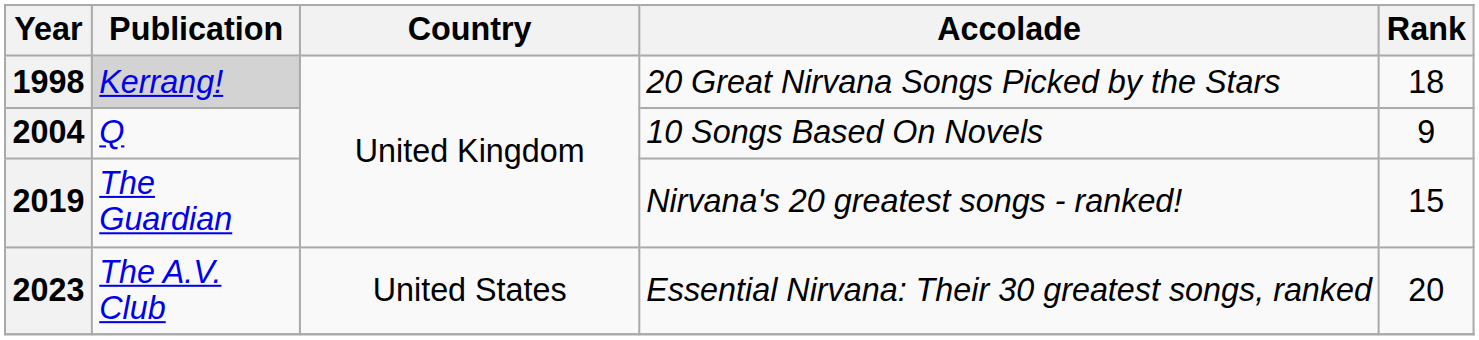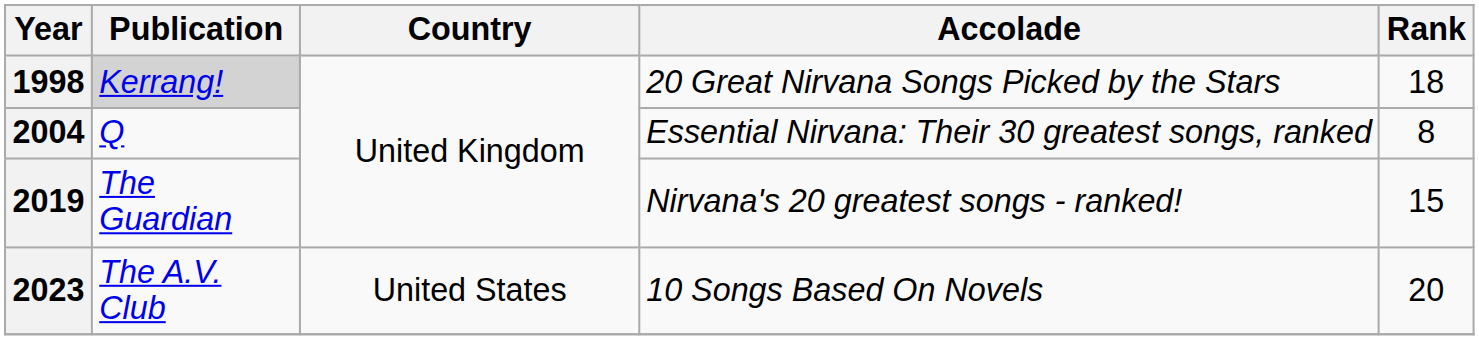(845, 132) 10 Songs Based On Novels -> (1009, 132) Essential Nirvana: Their 30 greatest songs, ranked
(1426, 132) 9 -> (1426, 132) 8
(1009, 289) Essential Nirvana: Their 30 greatest songs, ranked -> (845, 289) 10 Songs Based On Novels
